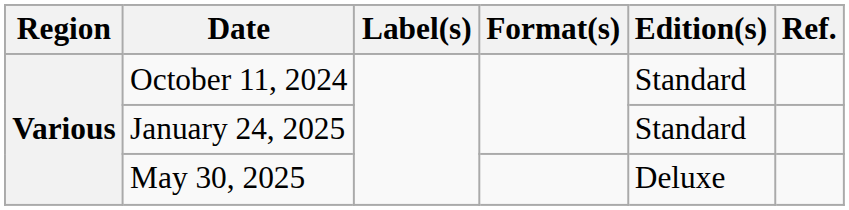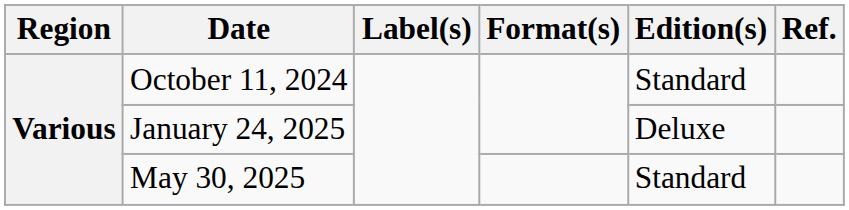(690, 128) Standard -> (680, 128) Deluxe
(680, 178) Deluxe -> (690, 178) Standard
